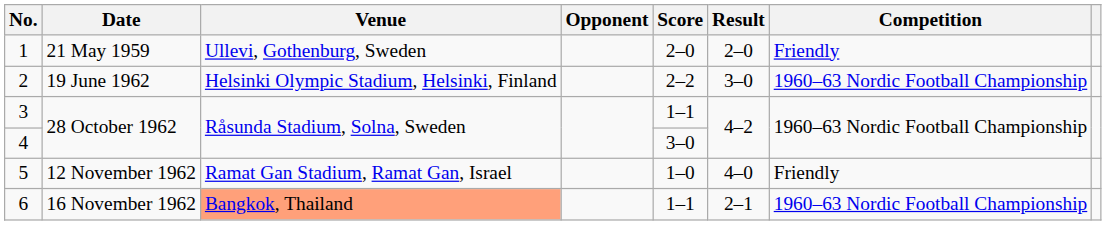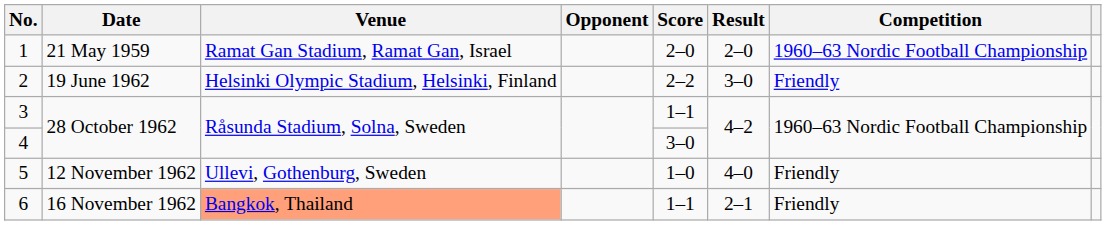(315, 50) Ullevi, Gothenburg, Sweden -> (358, 50) Ramat Gan Stadium, Ramat Gan, Israel
(807, 50) Friendly -> (930, 50) 1960–63 Nordic Football Championship
(930, 81) 1960–63 Nordic Football Championship -> (807, 81) Friendly
(358, 173) Ramat Gan Stadium, Ramat Gan, Israel -> (315, 173) Ullevi, Gothenburg, Sweden
(930, 204) 1960–63 Nordic Football Championship -> (807, 204) Friendly
